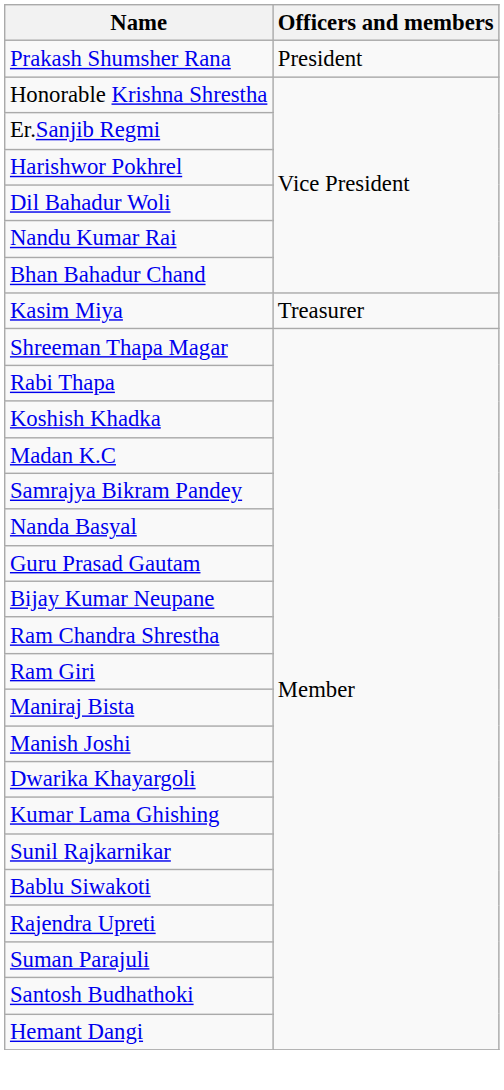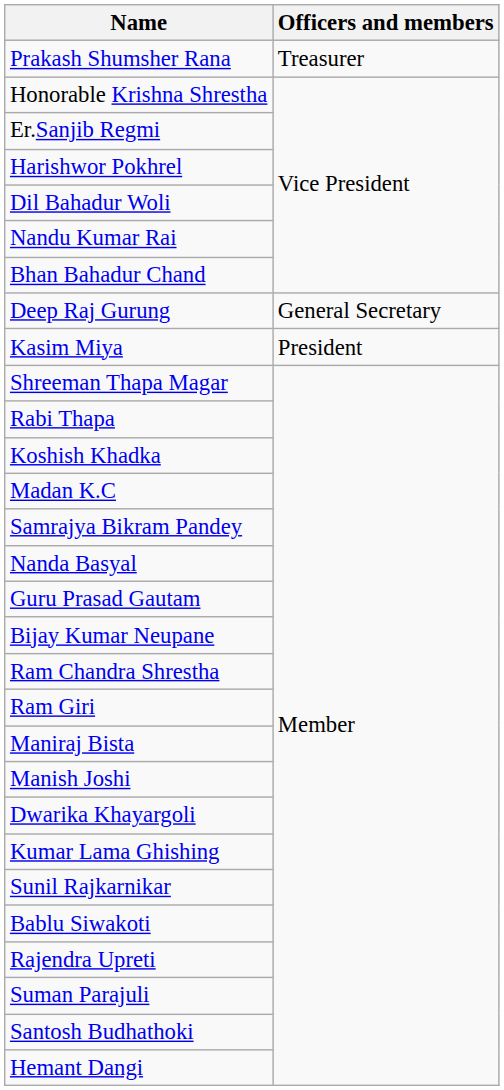(320, 58) President -> (321, 58) Treasurer
+ row: (90, 310)
(321, 310) Treasurer -> (320, 346) President
